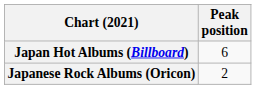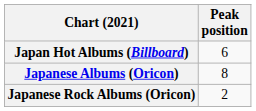+ row: (101, 73)
